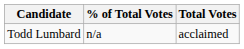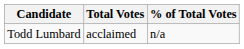columns swapped: (208, 14) <-> (130, 14)
